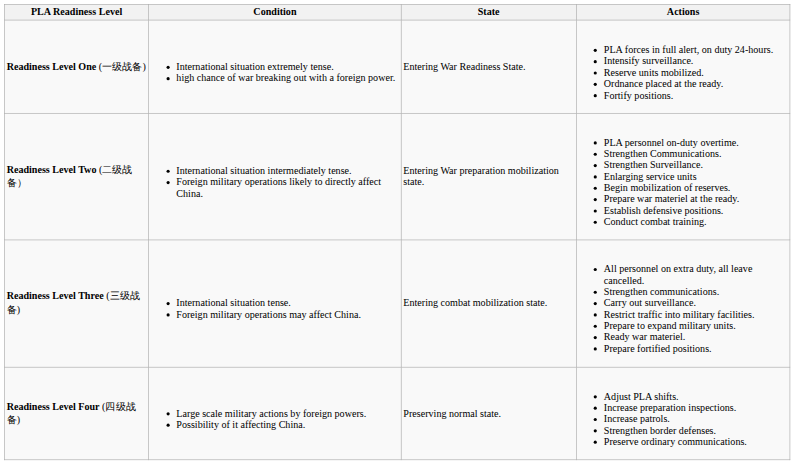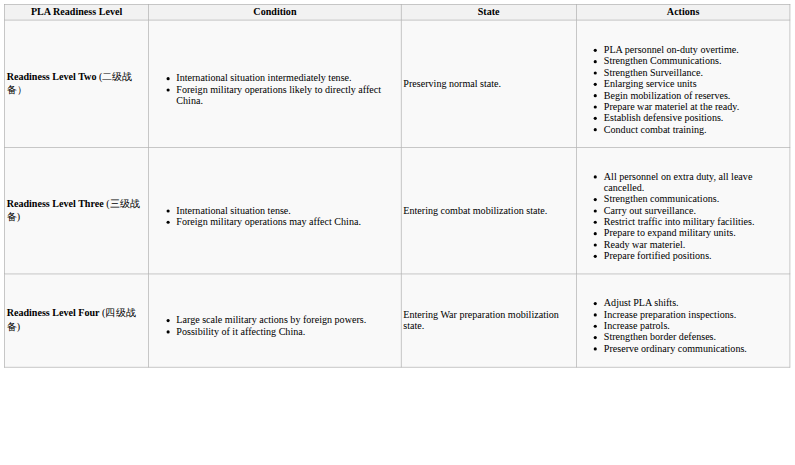- row: (76, 66)
(481, 176) Entering War preparation mobilization state. -> (452, 83) Preserving normal state.
(452, 413) Preserving normal state. -> (481, 320) Entering War preparation mobilization state.
